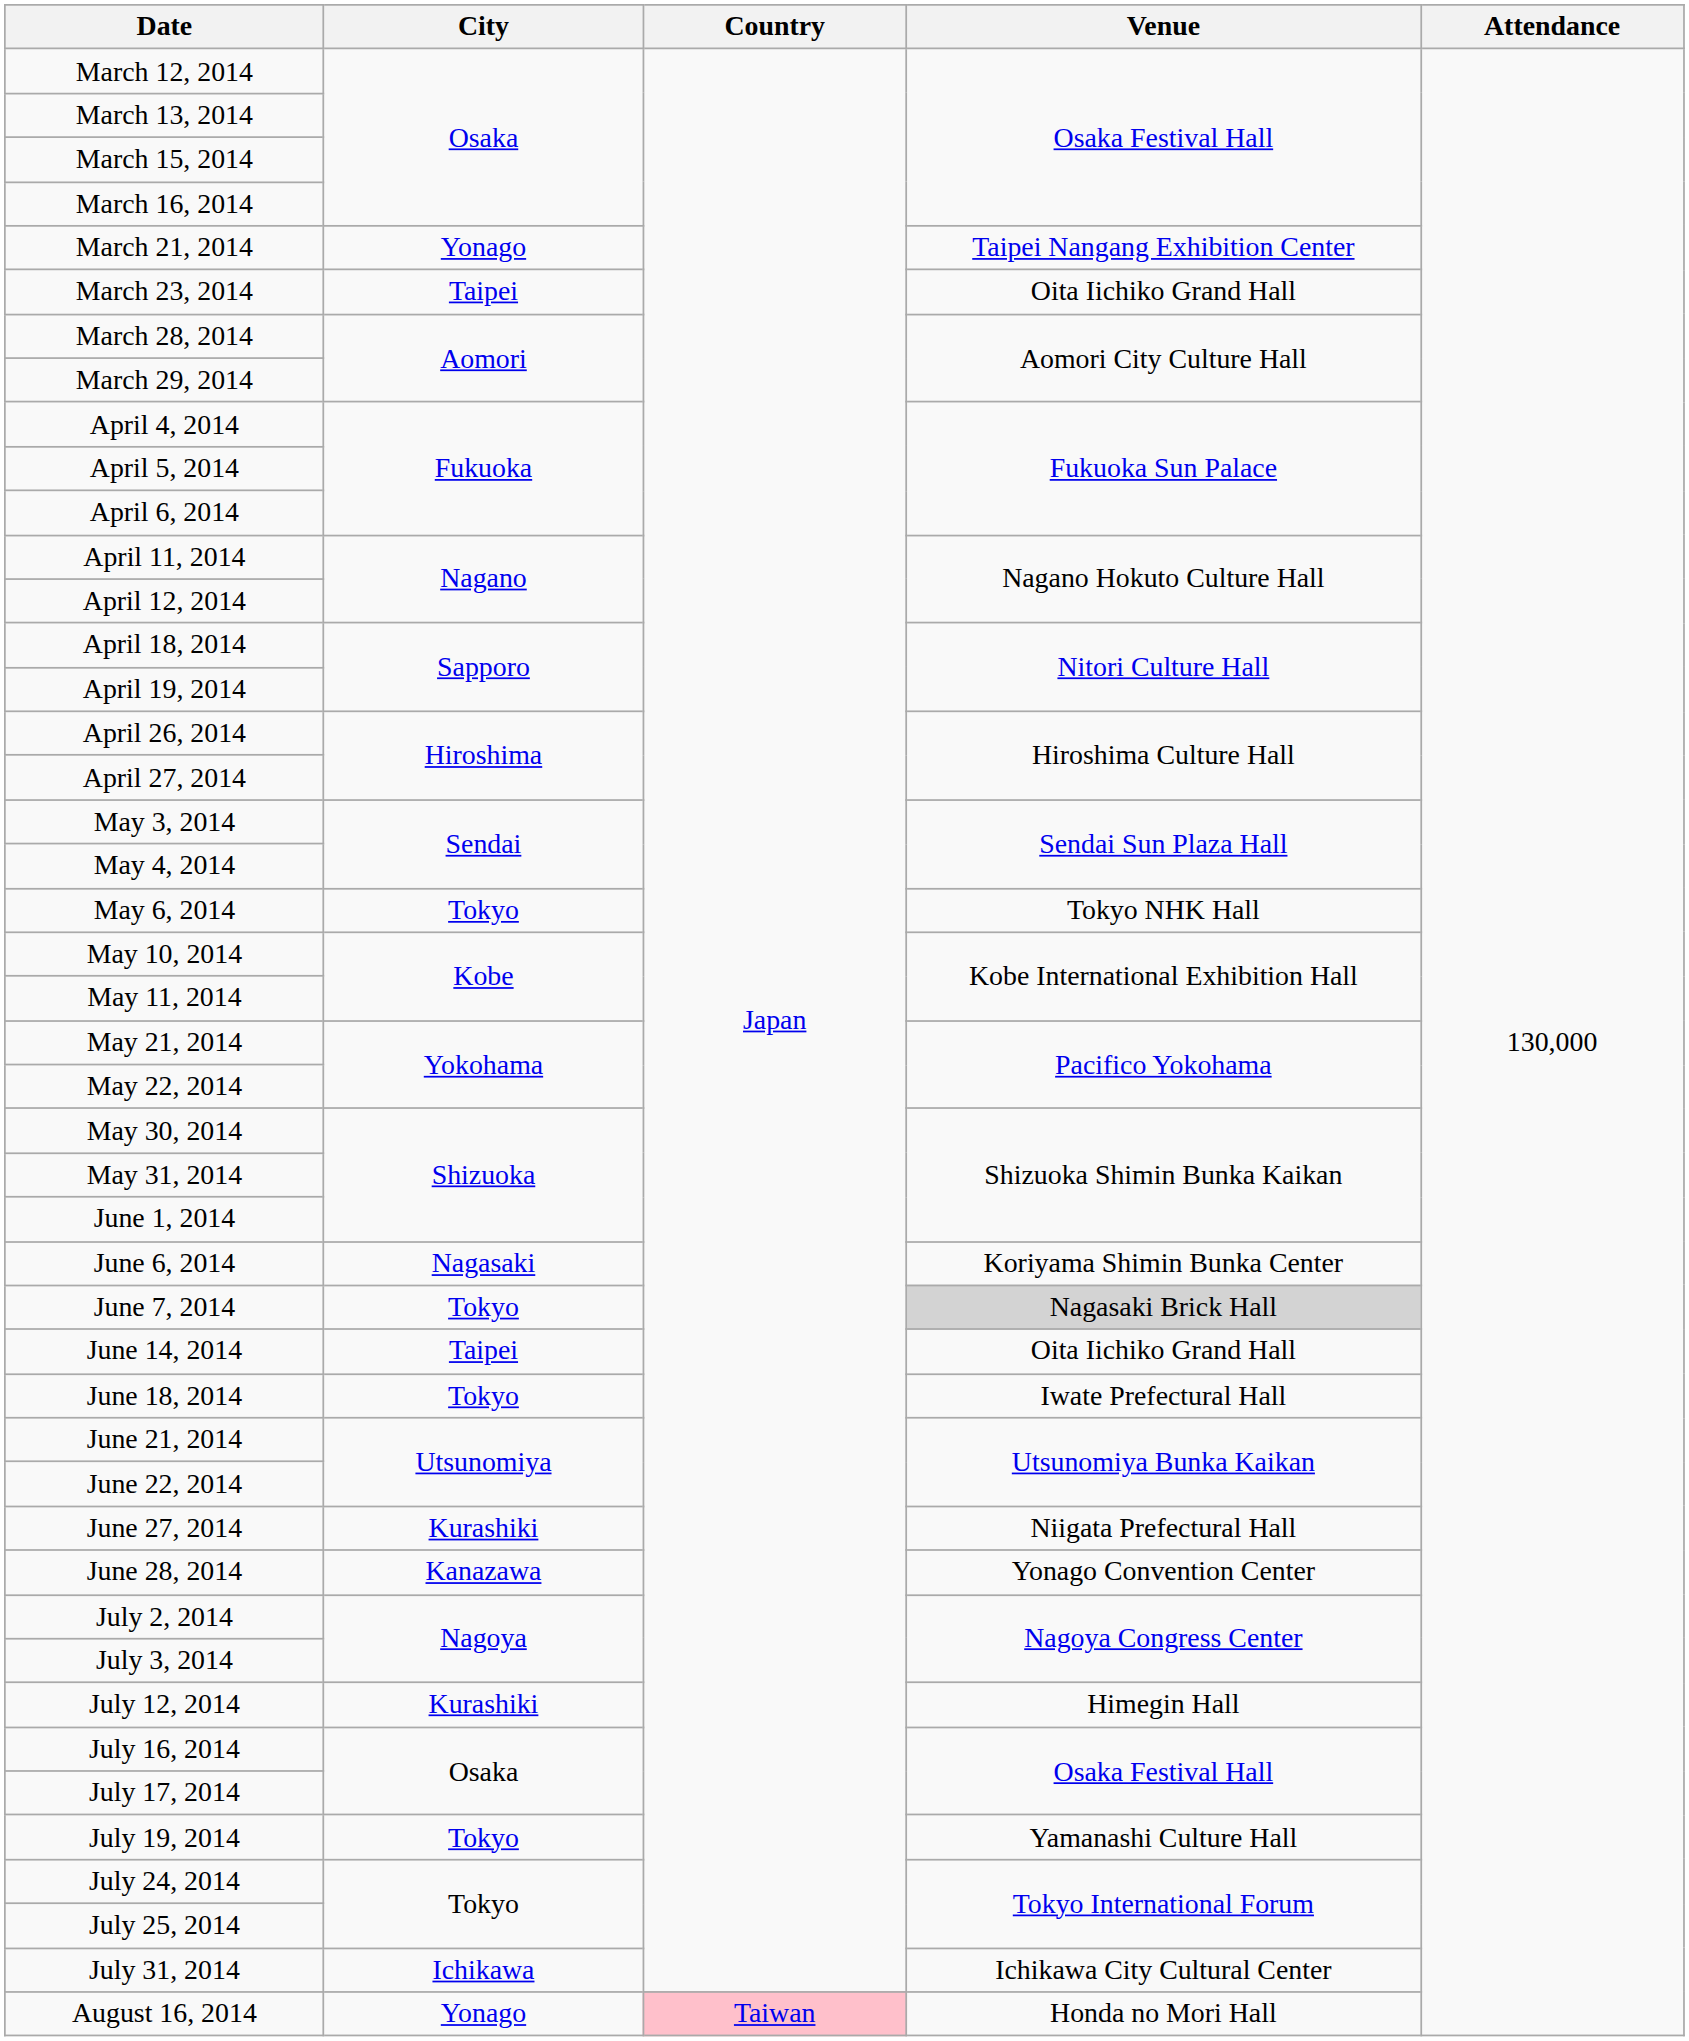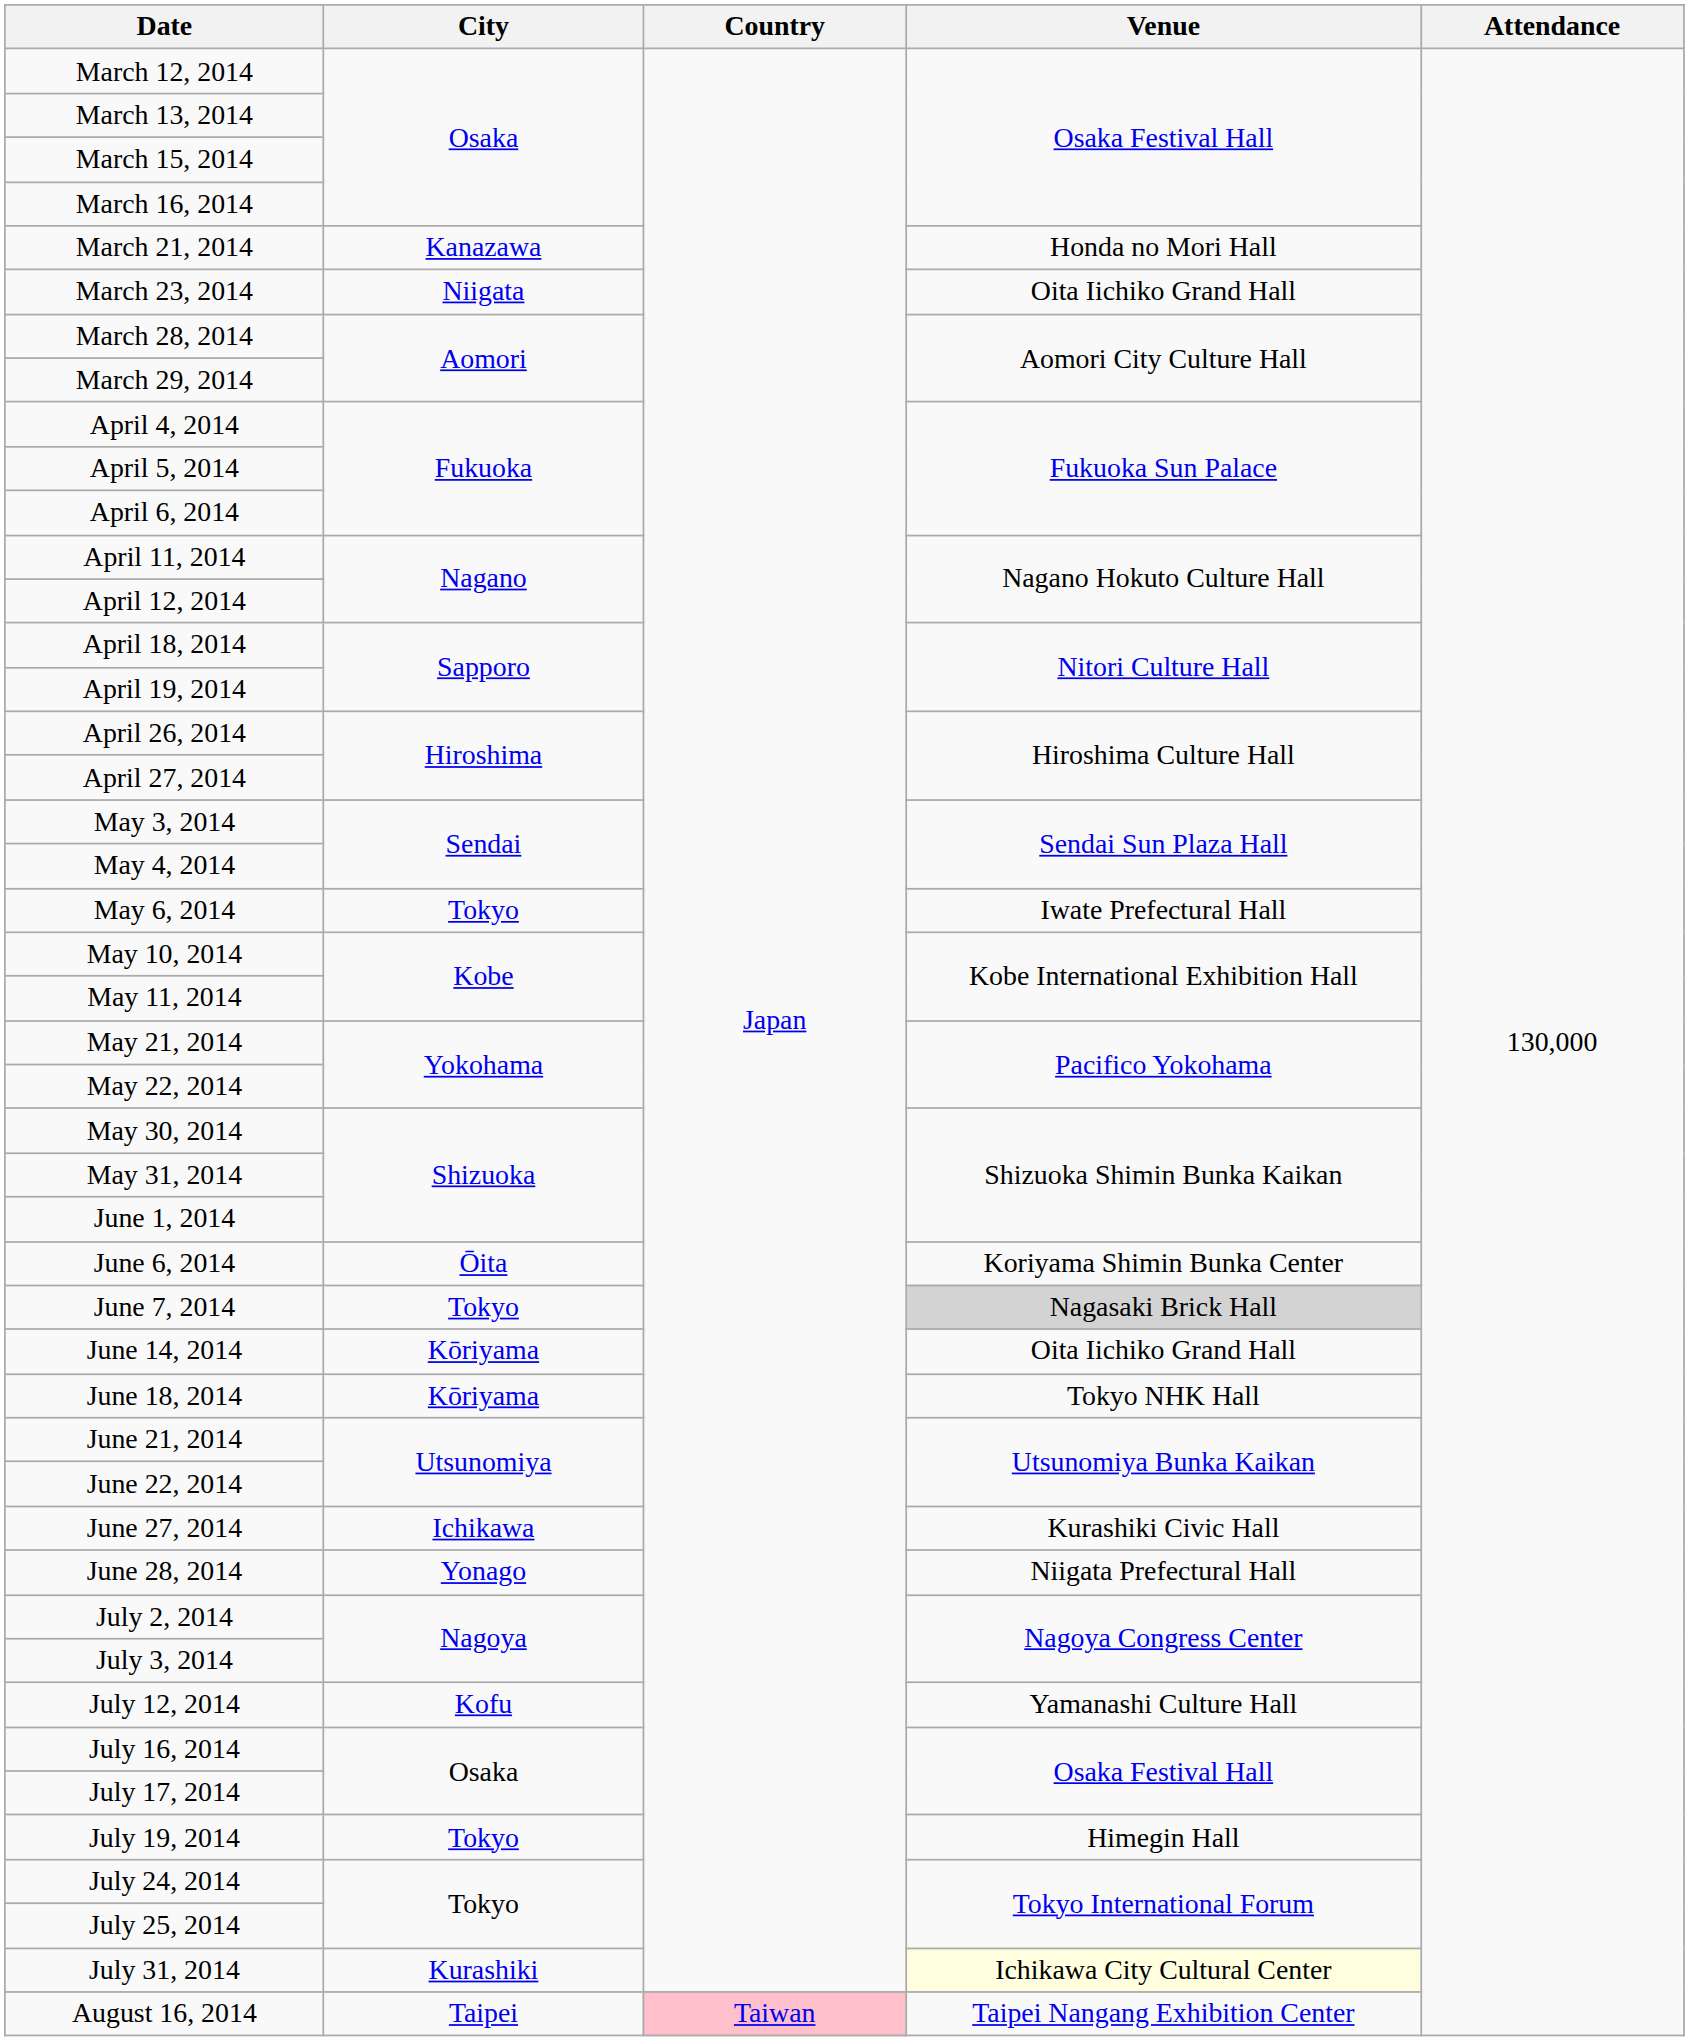(483, 247) Yonago -> (483, 247) Kanazawa
(1163, 247) Taipei Nangang Exhibition Center -> (1163, 247) Honda no Mori Hall
(483, 291) Taipei -> (483, 291) Niigata
(1163, 909) Tokyo NHK Hall -> (1163, 909) Iwate Prefectural Hall
(483, 1262) Nagasaki -> (483, 1262) Ōita
(483, 1351) Taipei -> (483, 1351) Kōriyama
(483, 1395) Tokyo -> (483, 1395) Kōriyama
(1163, 1395) Iwate Prefectural Hall -> (1163, 1395) Tokyo NHK Hall
(483, 1527) Kurashiki -> (483, 1527) Ichikawa
(1163, 1527) Niigata Prefectural Hall -> (1163, 1527) Kurashiki Civic Hall
(483, 1571) Kanazawa -> (483, 1571) Yonago
(1163, 1571) Yonago Convention Center -> (1163, 1571) Niigata Prefectural Hall
(483, 1704) Kurashiki -> (483, 1704) Kofu
(1163, 1704) Himegin Hall -> (1163, 1704) Yamanashi Culture Hall
(1163, 1836) Yamanashi Culture Hall -> (1163, 1836) Himegin Hall
(483, 1969) Ichikawa -> (483, 1969) Kurashiki
(1163, 1969) no background -> (1163, 1969) lightyellow background
(483, 2013) Yonago -> (483, 2013) Taipei
(1163, 2013) Honda no Mori Hall -> (1163, 2013) Taipei Nangang Exhibition Center
